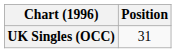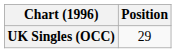(145, 36) 31 -> (145, 36) 29
